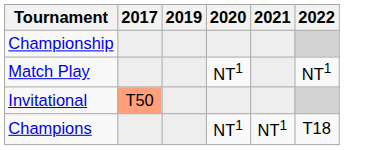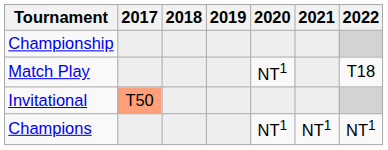+ column: (184, 17)
(317, 72) NT1 -> (361, 72) T18
(317, 128) T18 -> (361, 128) NT1
